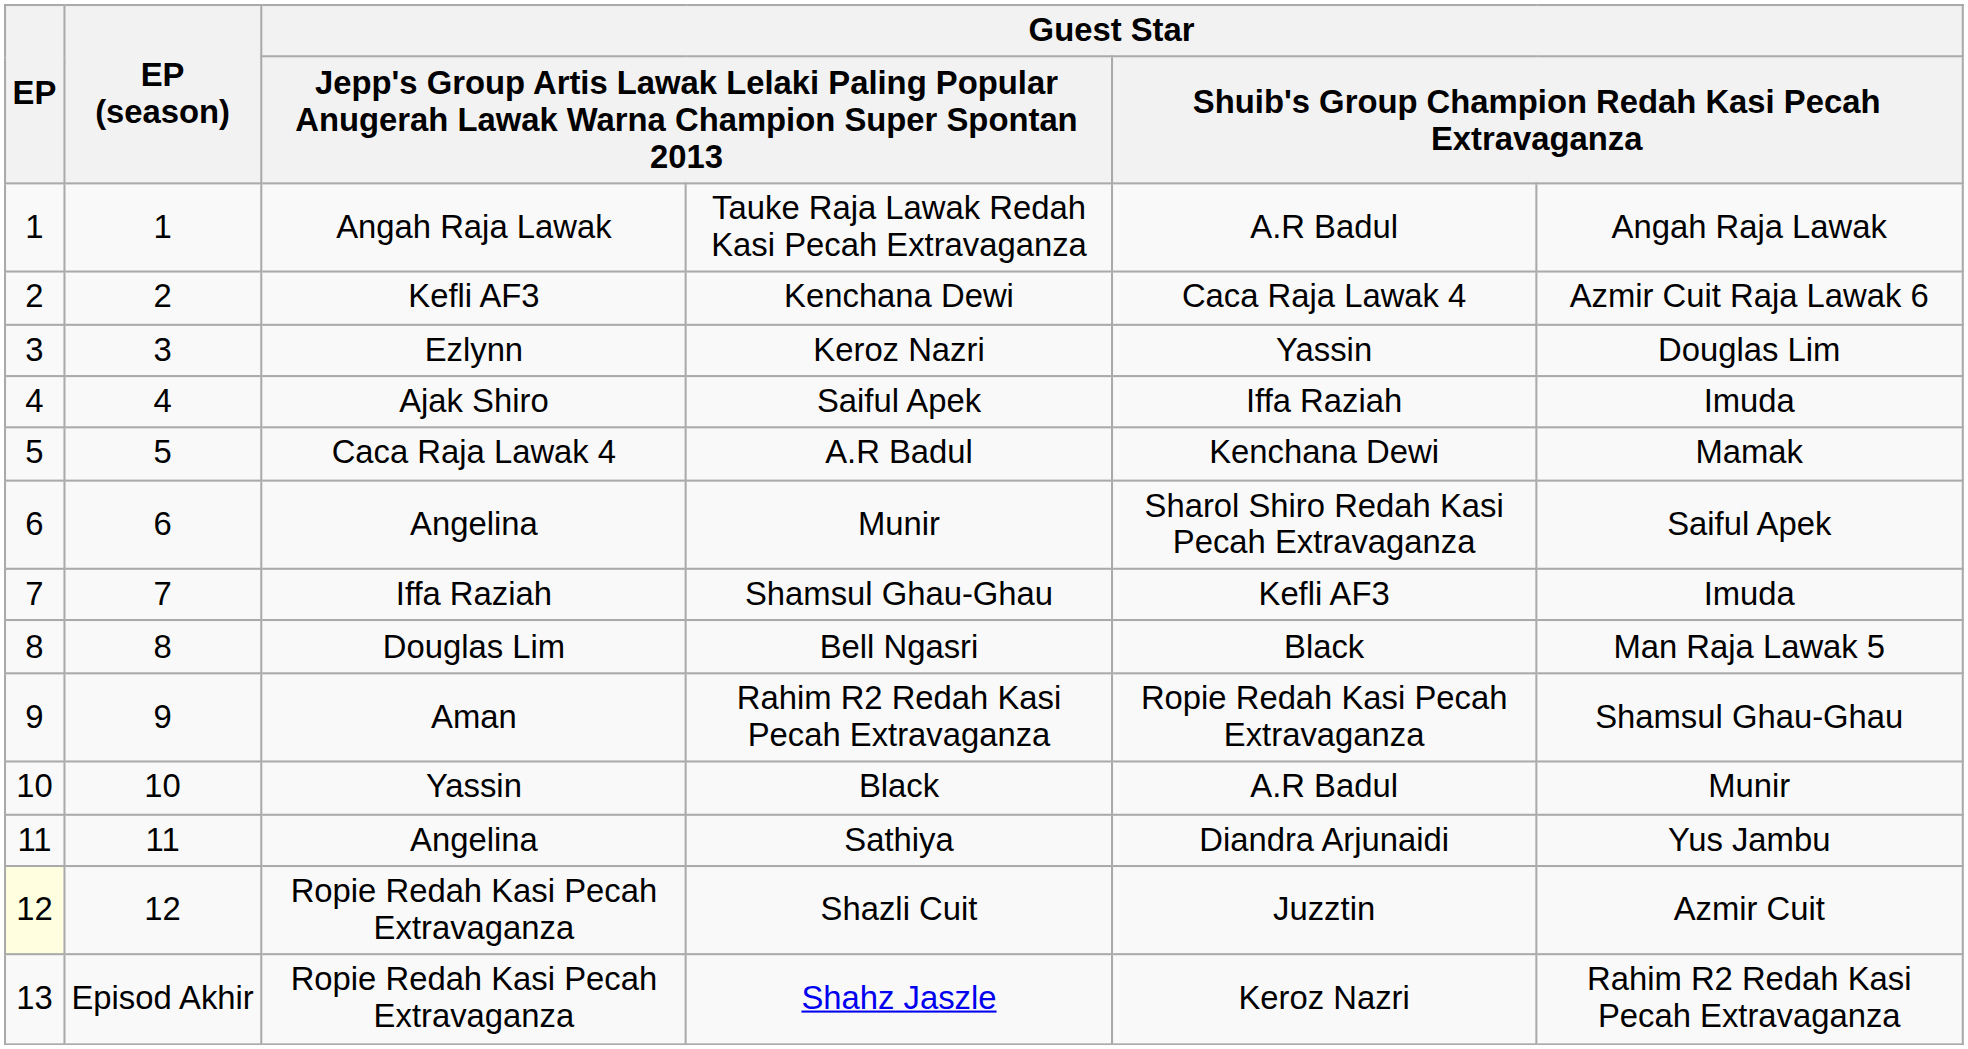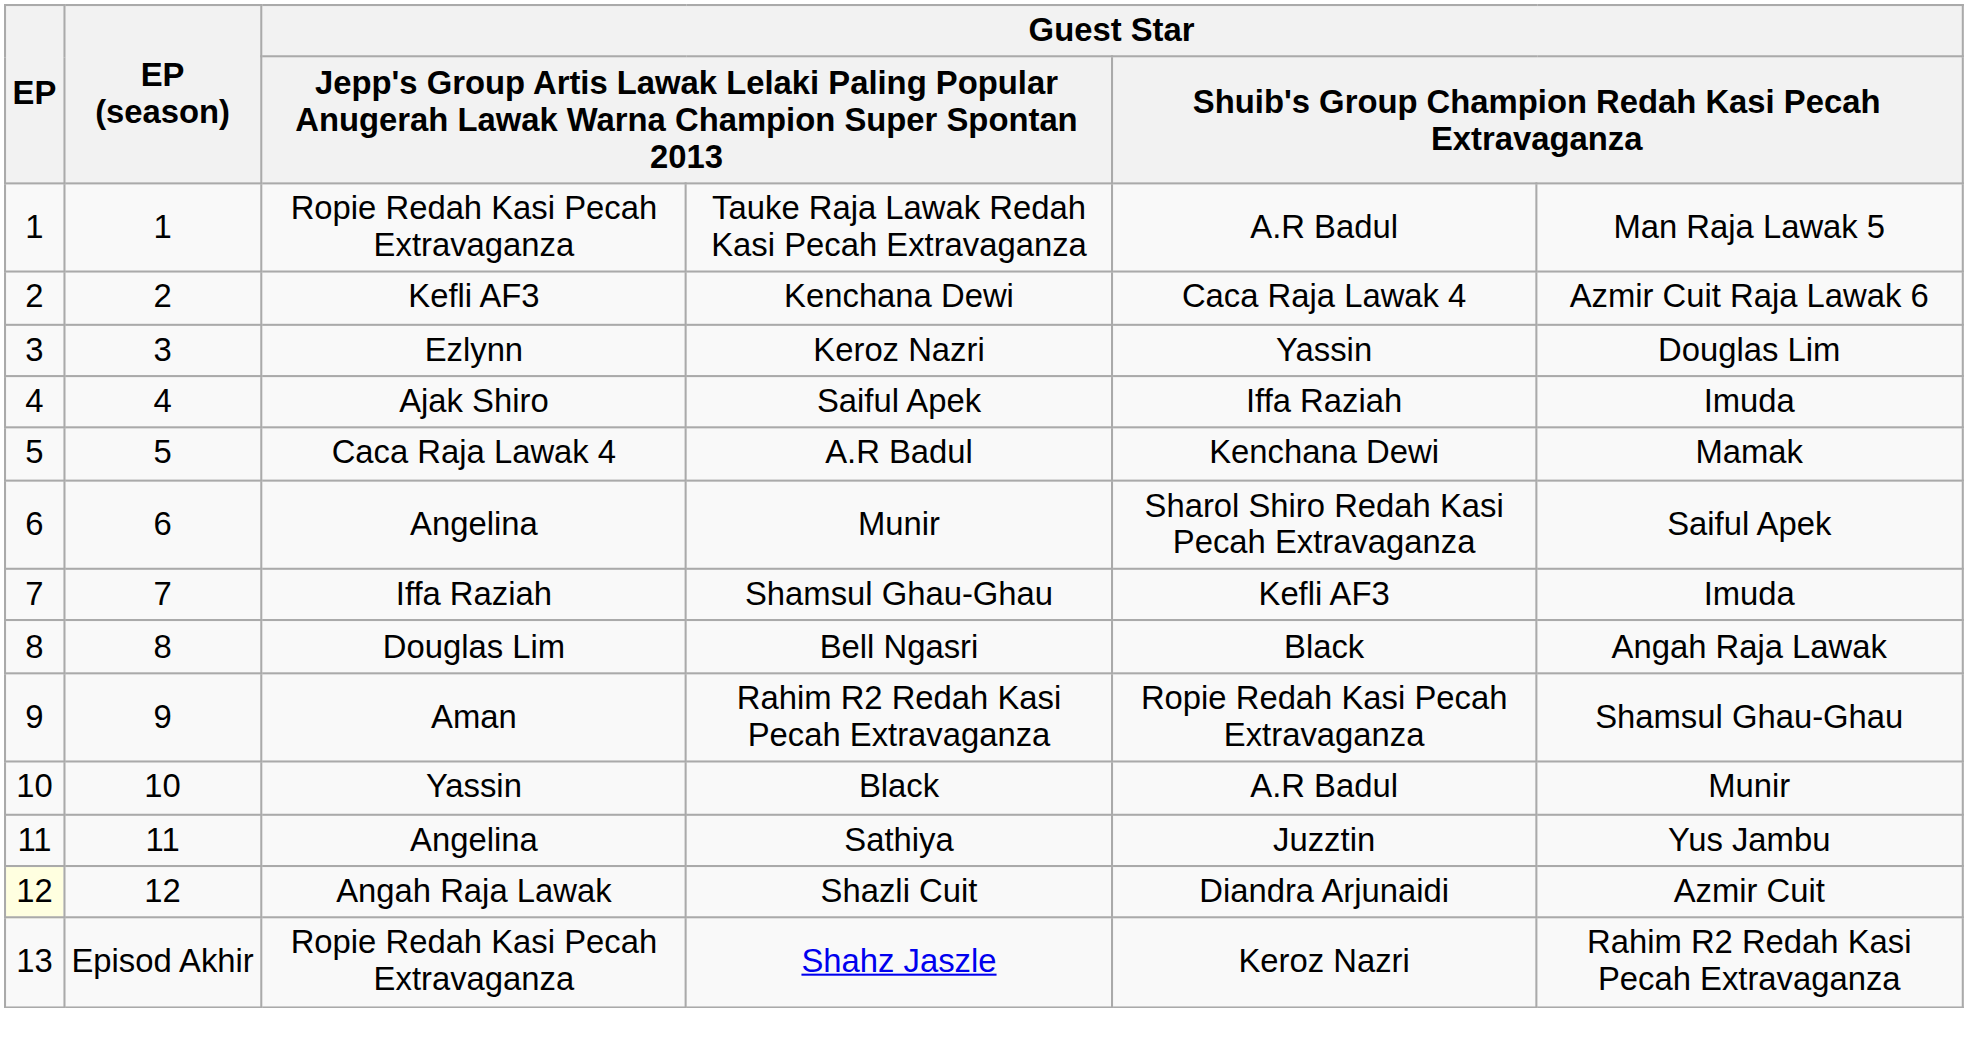(474, 226) Angah Raja Lawak -> (474, 226) Ropie Redah Kasi Pecah Extravaganza
(1749, 226) Angah Raja Lawak -> (1749, 226) Man Raja Lawak 5
(1749, 646) Man Raja Lawak 5 -> (1749, 646) Angah Raja Lawak
(1324, 839) Diandra Arjunaidi -> (1324, 839) Juzztin
(474, 909) Ropie Redah Kasi Pecah Extravaganza -> (474, 891) Angah Raja Lawak
(1324, 909) Juzztin -> (1324, 891) Diandra Arjunaidi
